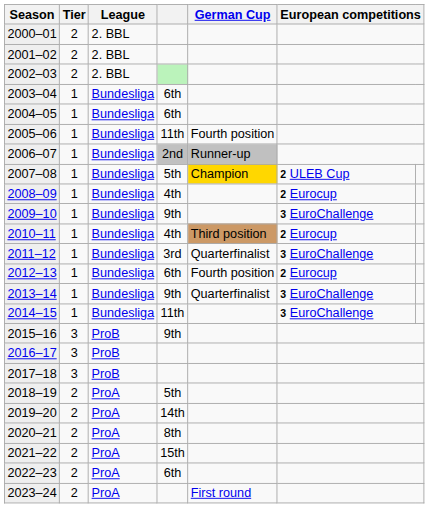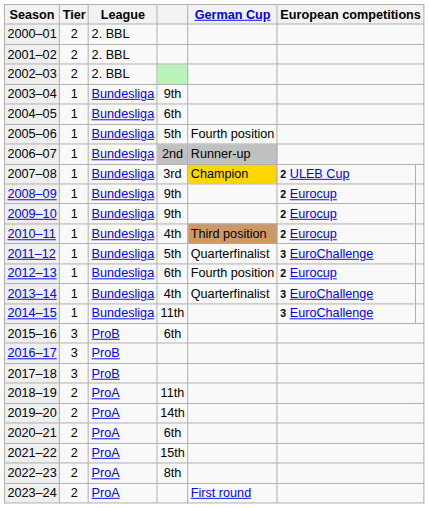(172, 94) 6th -> (172, 94) 9th
(172, 134) 11th -> (172, 134) 5th
(172, 174) 5th -> (172, 174) 3rd
(172, 193) 4th -> (172, 193) 9th
(327, 213) 3 EuroChallenge -> (309, 213) 2 Eurocup
(172, 253) 3rd -> (172, 253) 5th
(172, 293) 9th -> (172, 293) 4th
(172, 333) 9th -> (172, 333) 6th
(172, 393) 5th -> (172, 393) 11th
(172, 433) 8th -> (172, 433) 6th
(172, 473) 6th -> (172, 473) 8th
